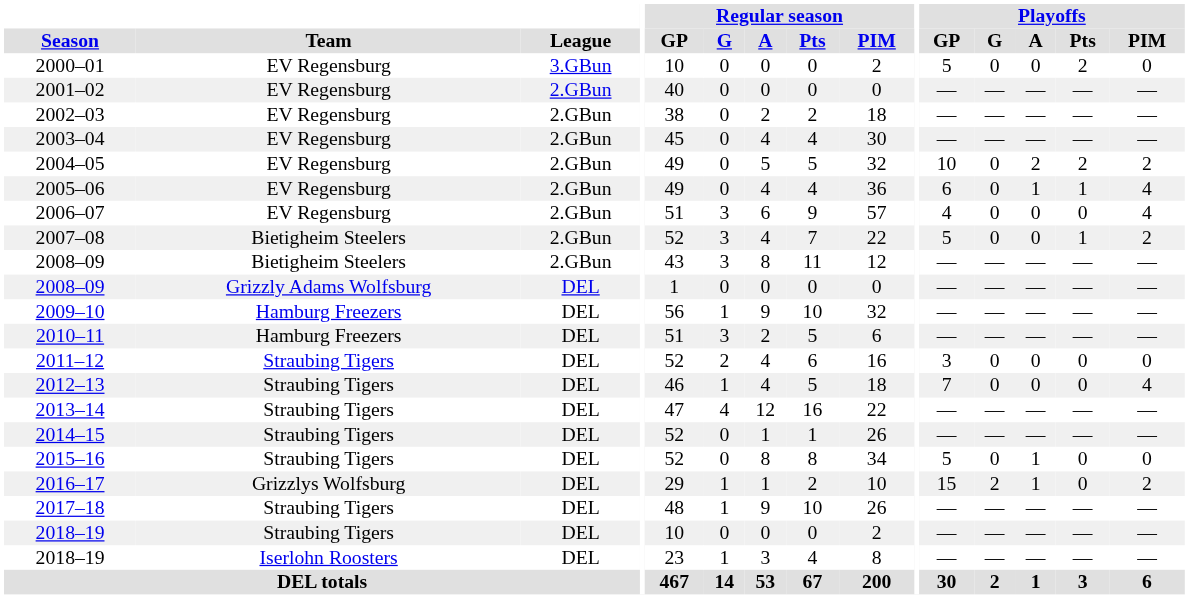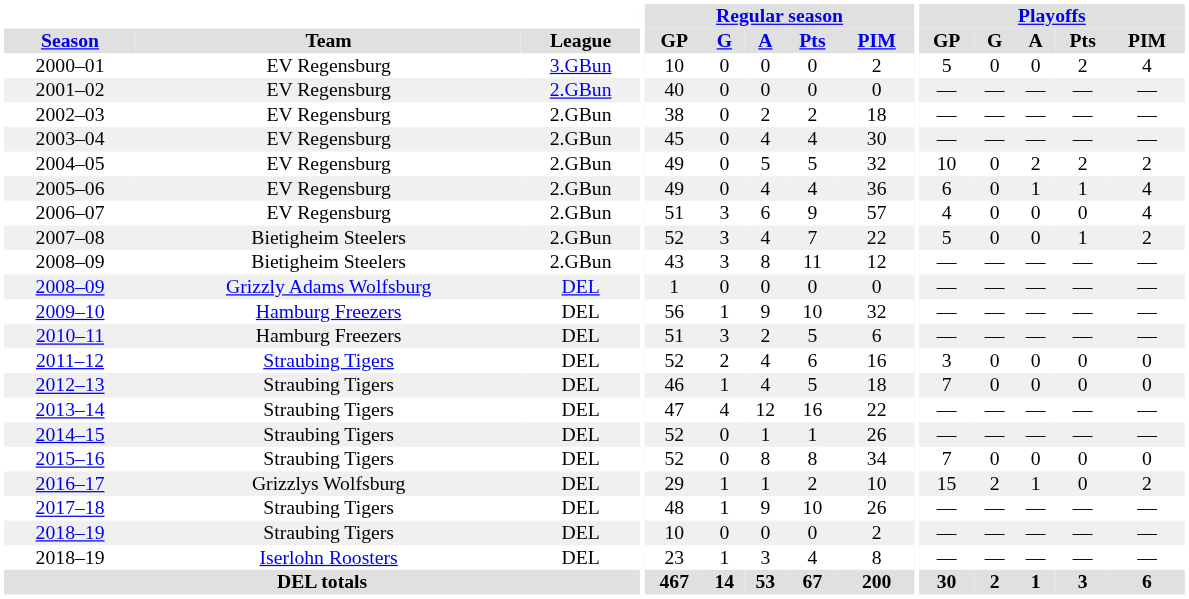(1147, 65) 0 -> (1147, 65) 4
(1147, 385) 4 -> (1147, 385) 0
(947, 458) 5 -> (947, 458) 7
(1036, 458) 1 -> (1036, 458) 0
